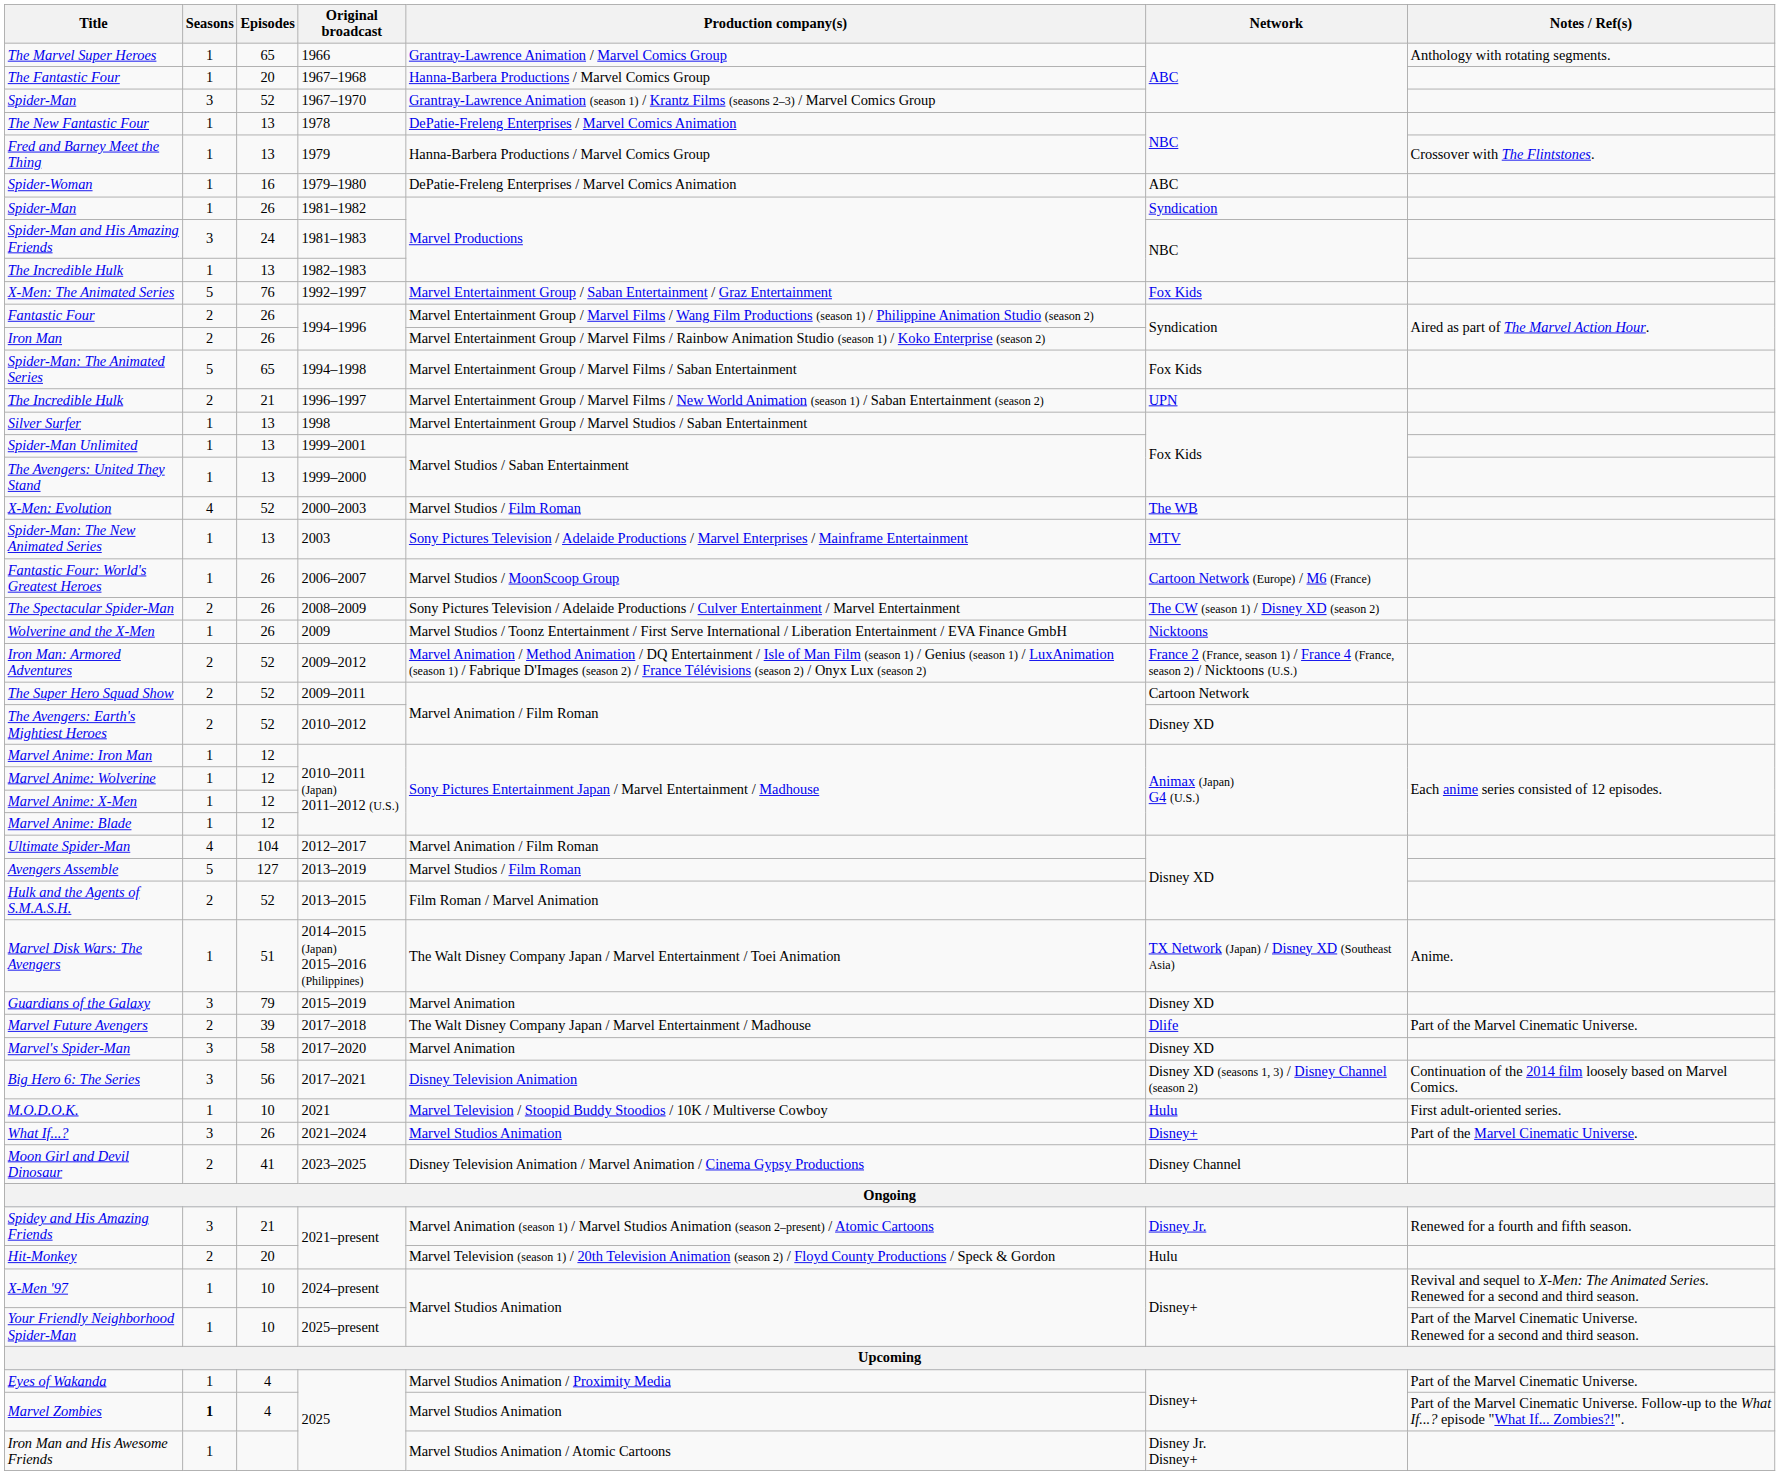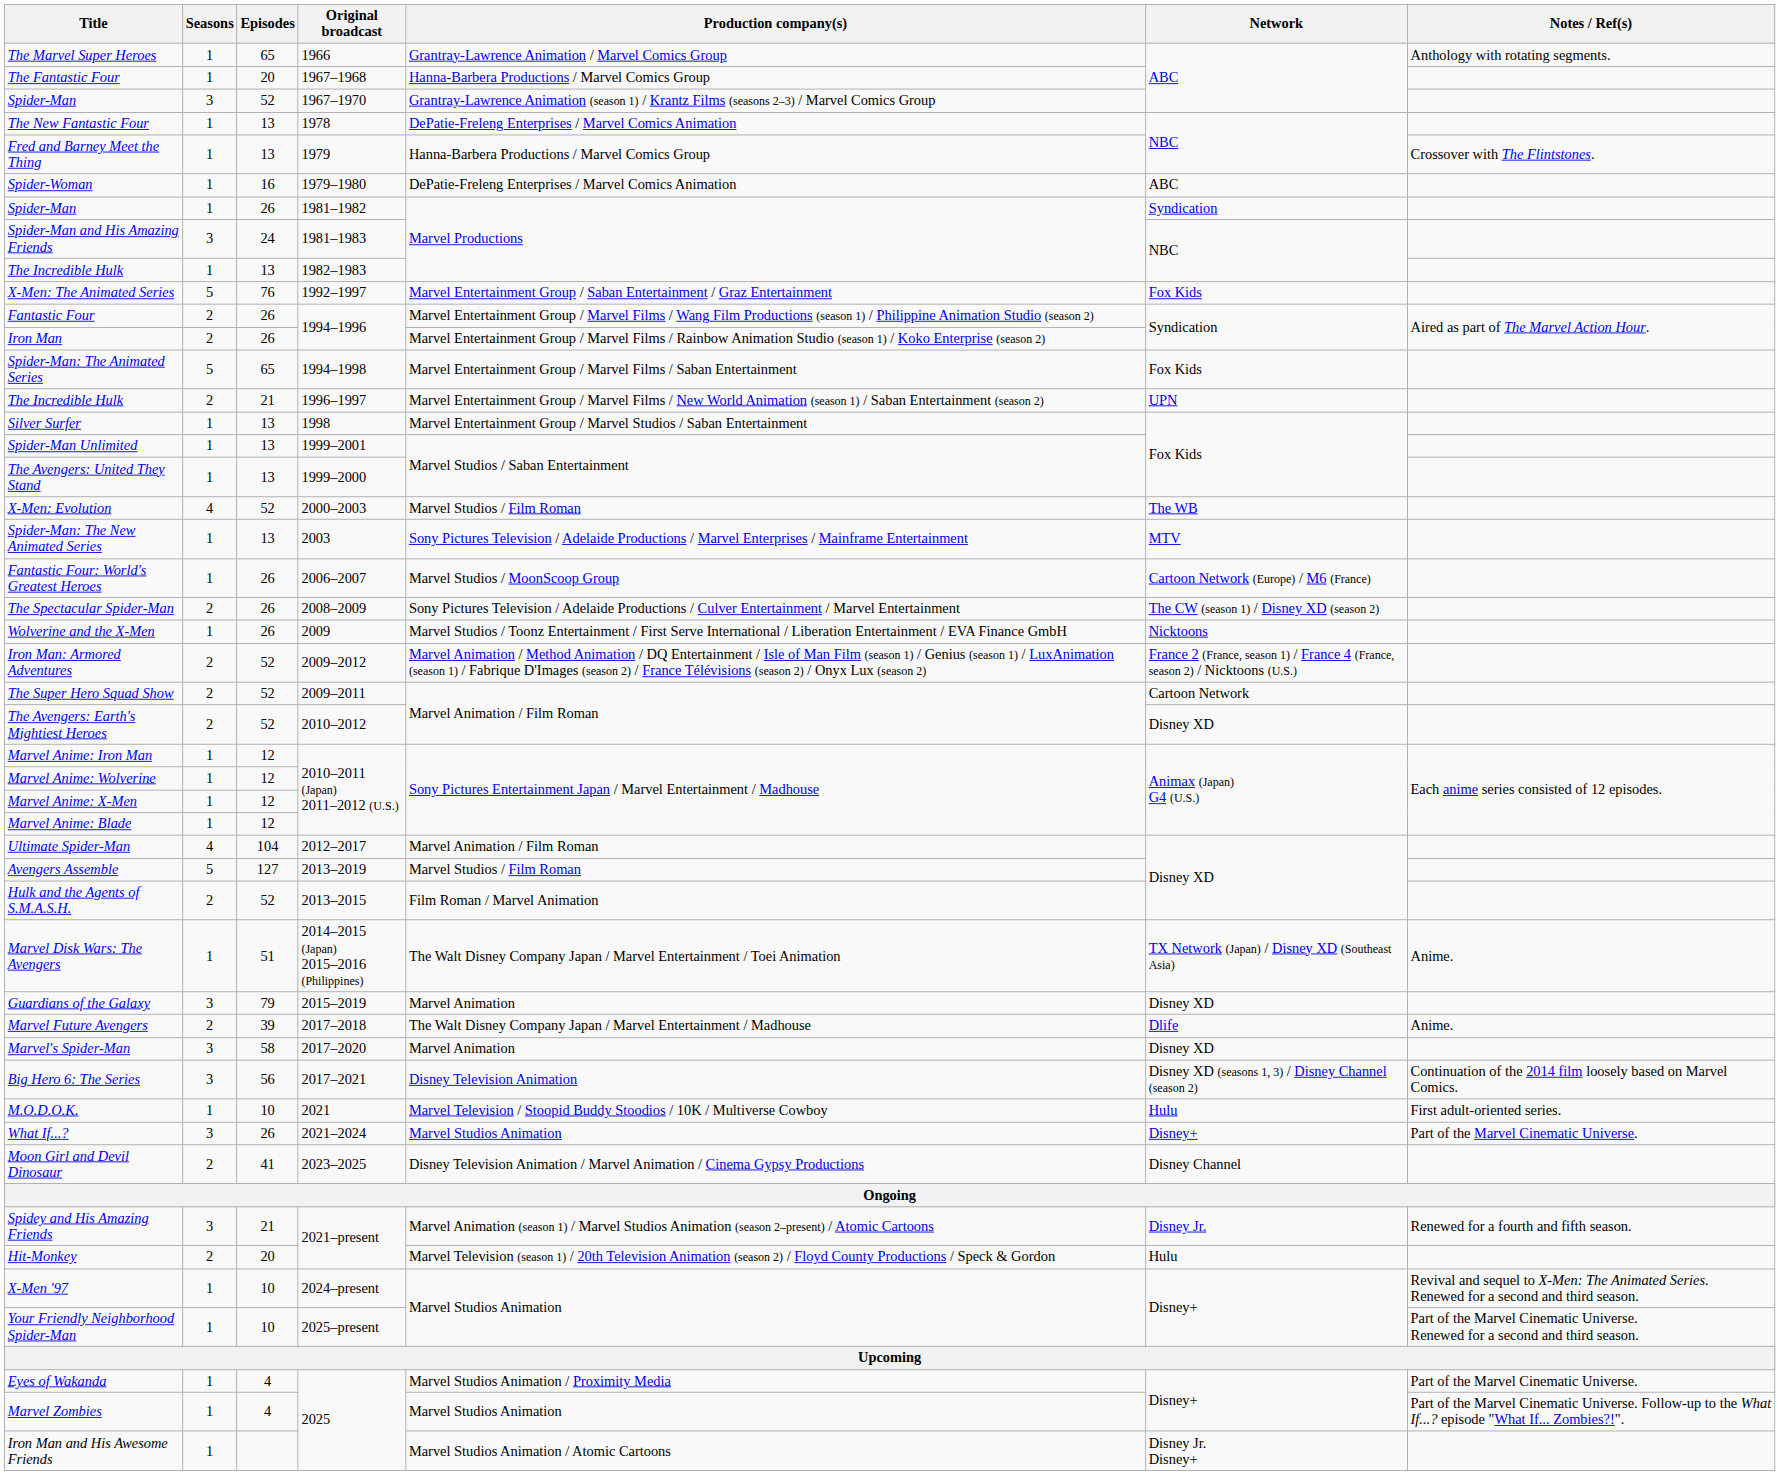(1524, 1025) Part of the Marvel Cinematic Universe. -> (1432, 1025) Anime.
(210, 1411) bold -> (210, 1411) normal
